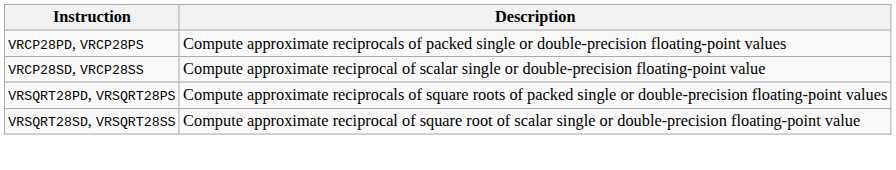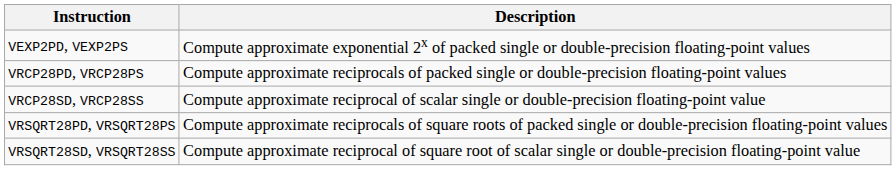+ row: (68, 46)
